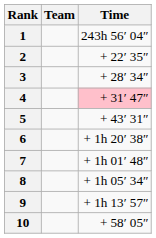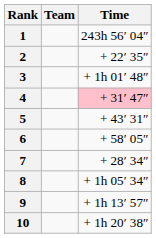(124, 77) + 28′ 34″ -> (116, 77) + 1h 01′ 48″
(116, 139) + 1h 20′ 38″ -> (124, 139) + 58′ 05″
(116, 160) + 1h 01′ 48″ -> (124, 160) + 28′ 34″
(124, 222) + 58′ 05″ -> (116, 222) + 1h 20′ 38″
